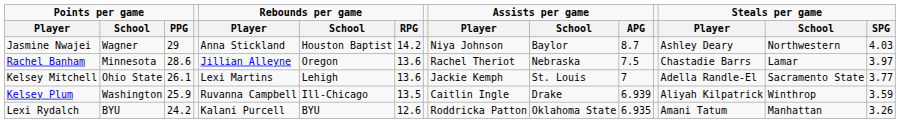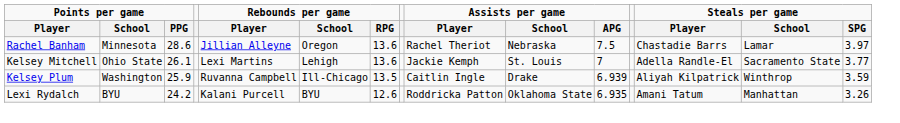- row: (49, 45)
